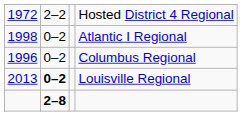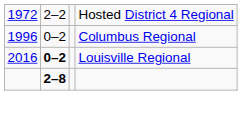- row: (133, 36)
(22, 79) 2013 -> (22, 57) 2016
